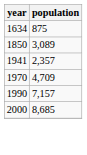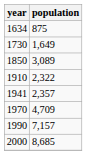+ row: (17, 45)
+ row: (17, 77)
